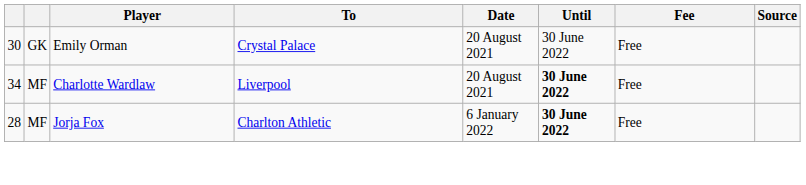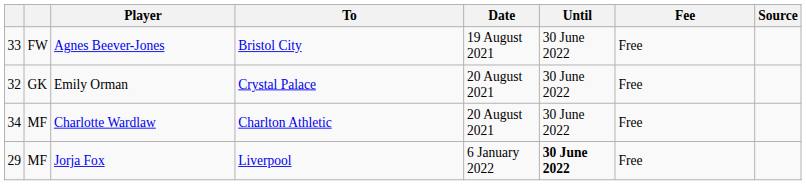+ row: (109, 46)
(14, 46) 30 -> (14, 84) 32
(264, 84) Liverpool -> (285, 122) Charlton Athletic
(564, 84) bold -> (564, 122) normal
(14, 122) 28 -> (14, 161) 29
(284, 122) Charlton Athletic -> (265, 161) Liverpool
